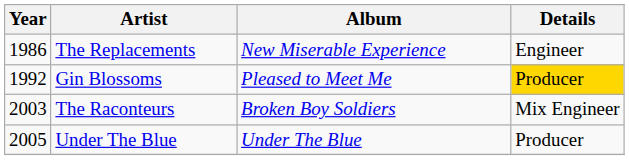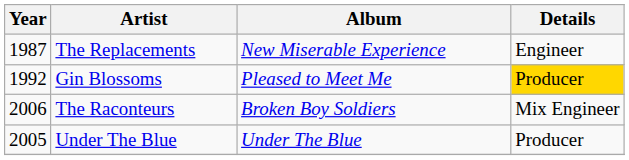(28, 49) 1986 -> (28, 49) 1987
(28, 109) 2003 -> (28, 109) 2006
